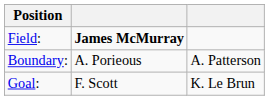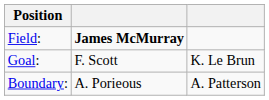rows swapped: (38, 60) <-> (24, 83)
